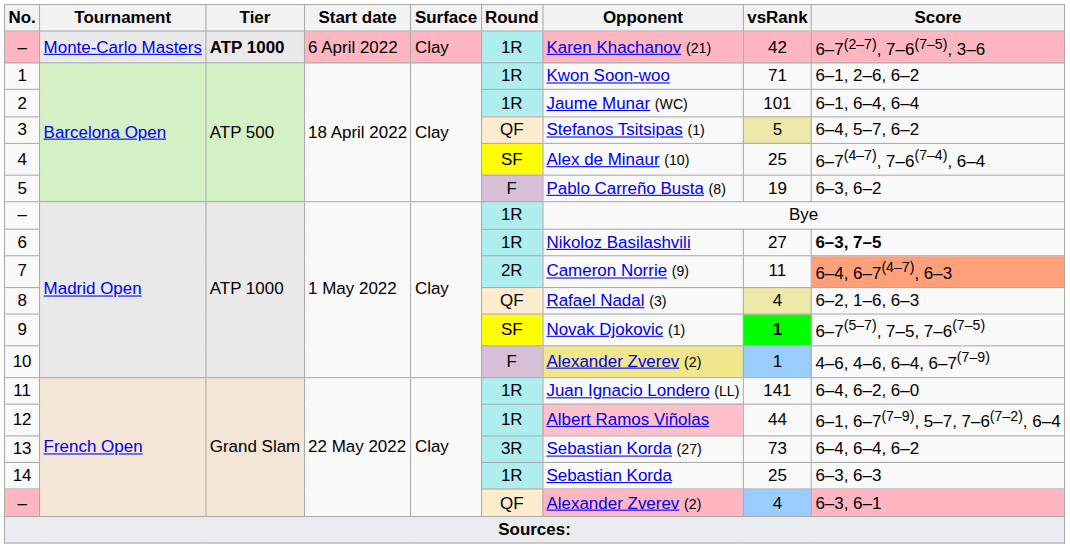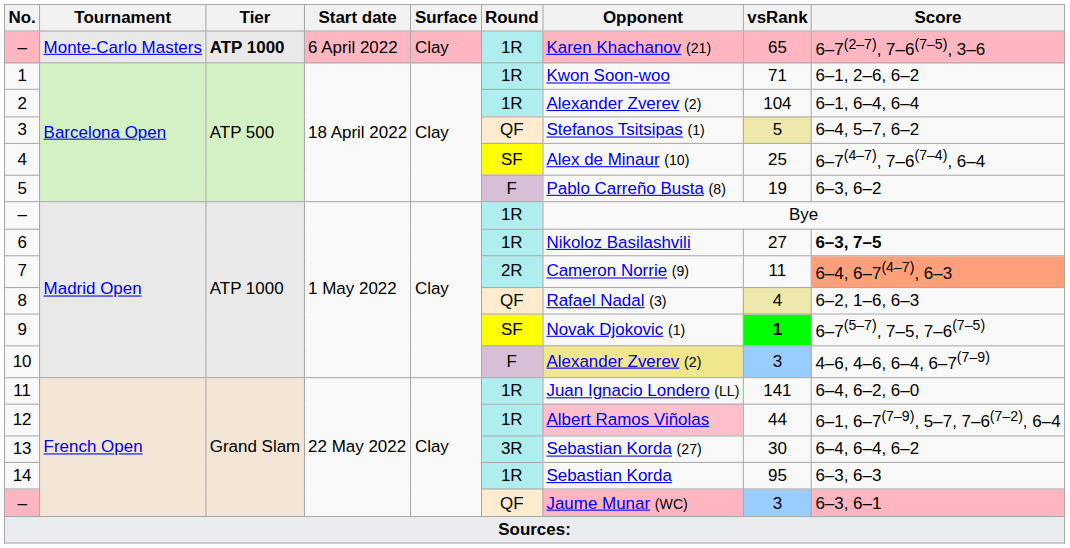(777, 47) 42 -> (777, 47) 65
(617, 103) Jaume Munar (WC) -> (624, 103) Alexander Zverev (2)
(777, 103) 101 -> (777, 103) 104
(777, 361) 1 -> (777, 361) 3
(777, 448) 73 -> (777, 448) 30
(777, 475) 25 -> (777, 475) 95
(624, 502) Alexander Zverev (2) -> (617, 502) Jaume Munar (WC)
(777, 502) 4 -> (777, 502) 3
